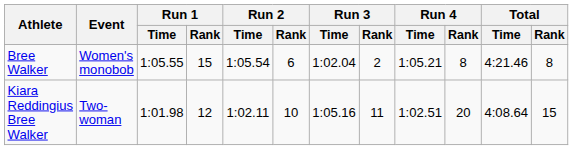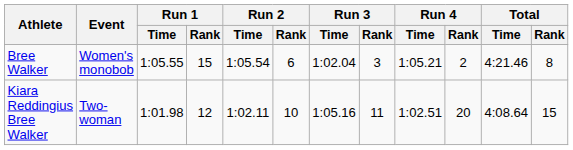(377, 63) 2 -> (377, 63) 3
(463, 63) 8 -> (463, 63) 2
